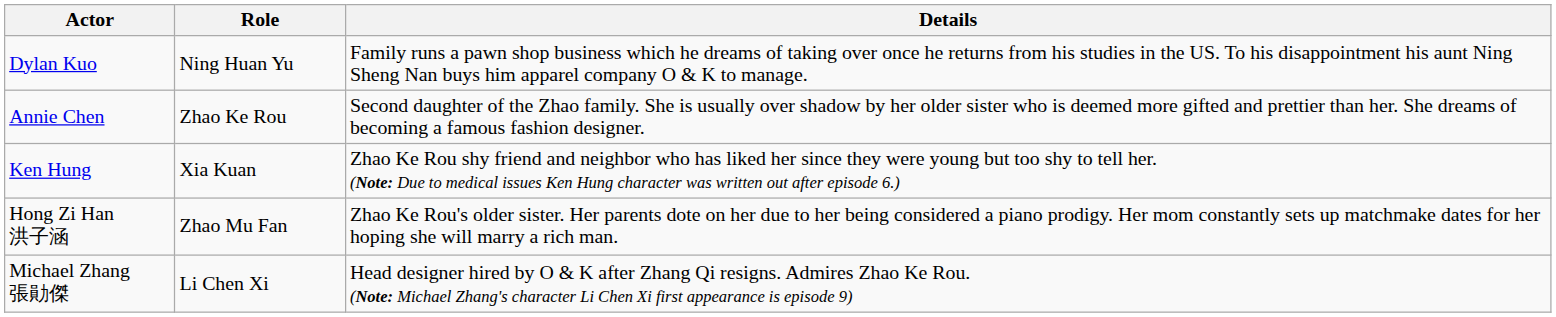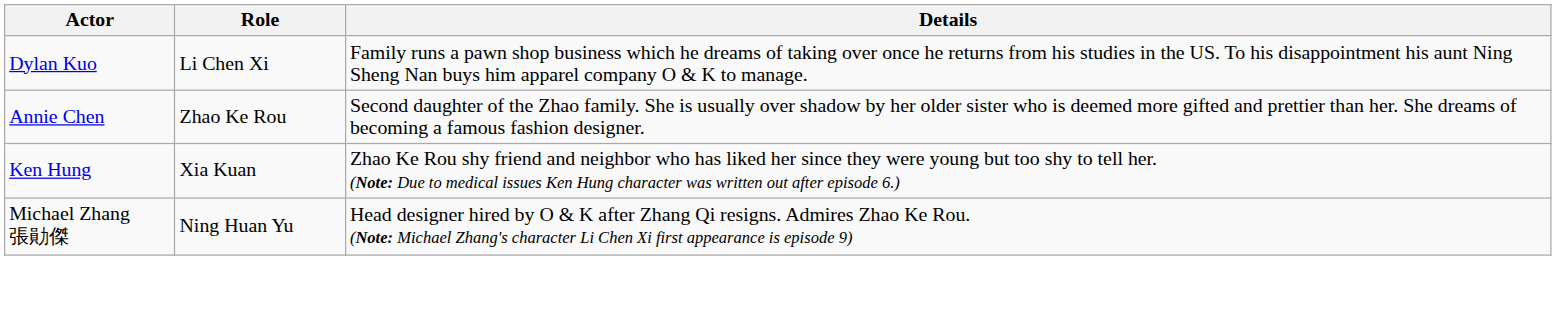(236, 62) Ning Huan Yu -> (224, 62) Li Chen Xi
- row: (62, 224)
(224, 283) Li Chen Xi -> (236, 226) Ning Huan Yu
